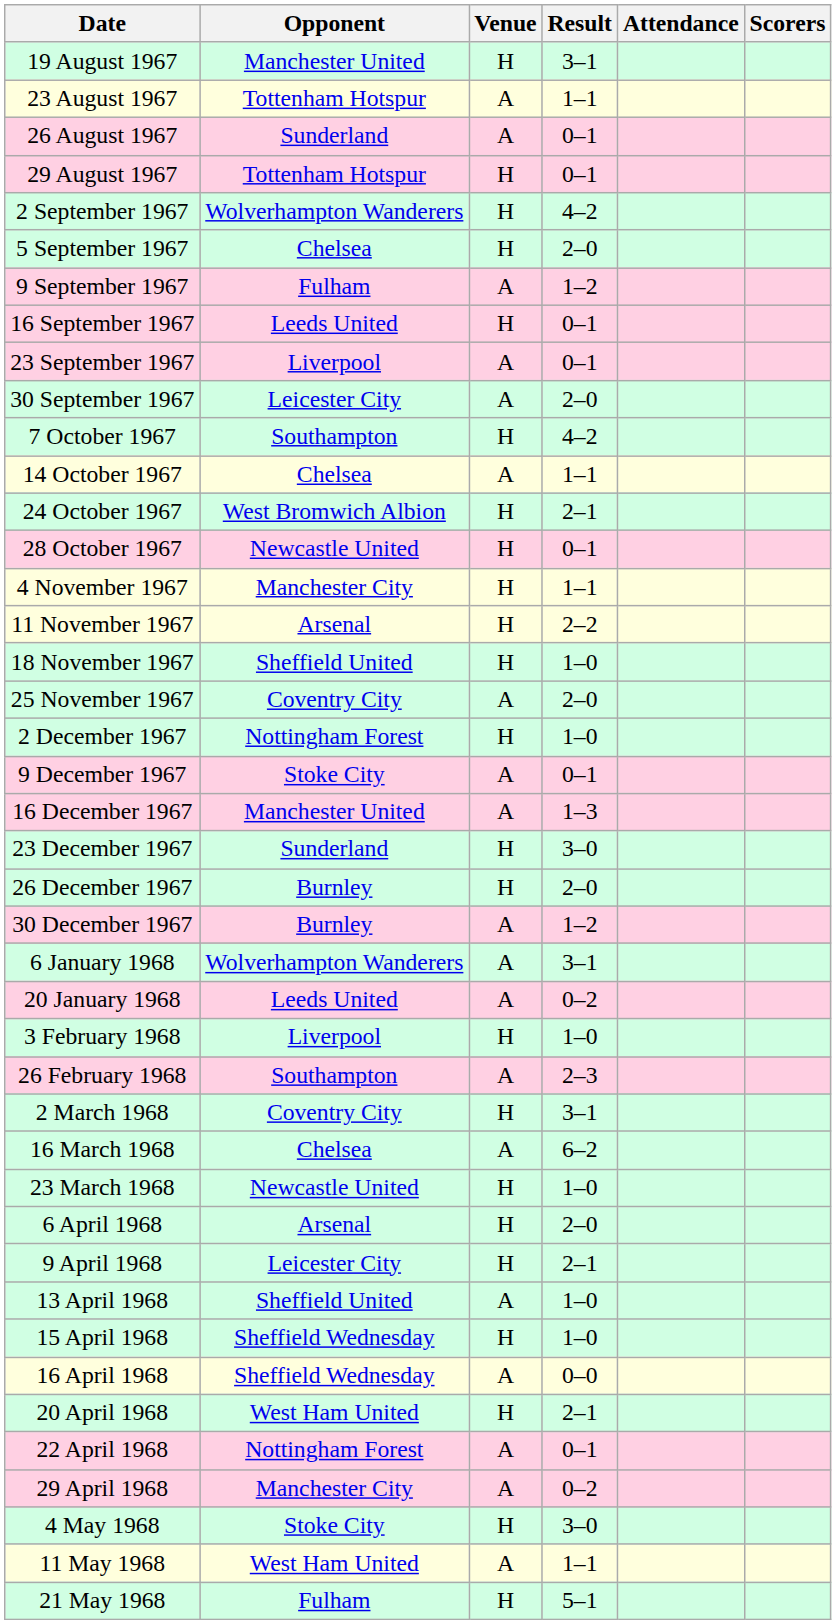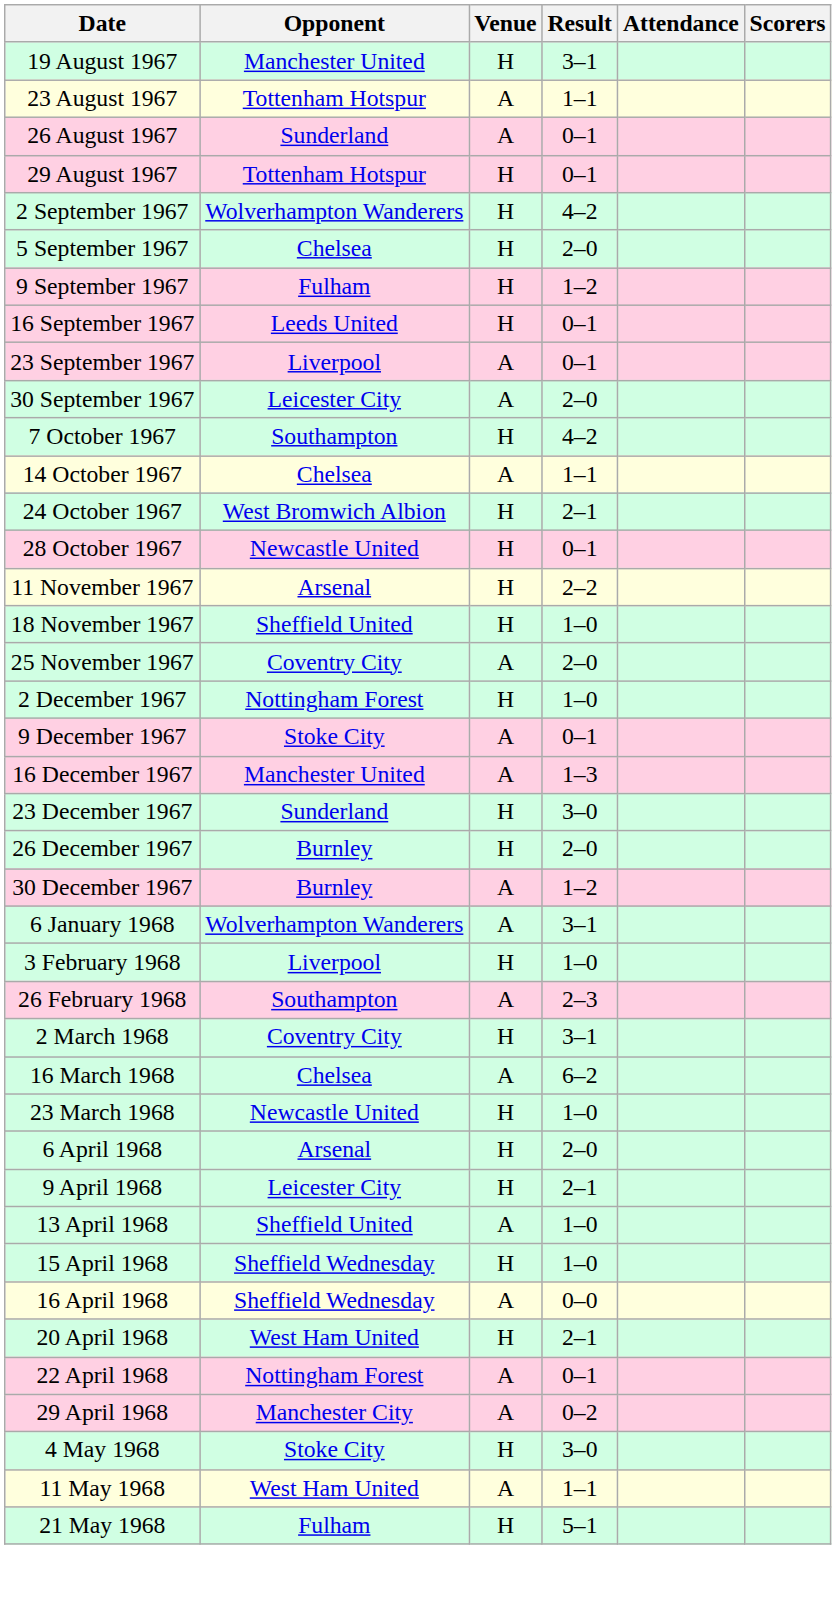(505, 286) A -> (505, 286) H
- row: (102, 586)
- row: (102, 999)
